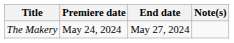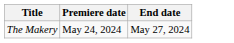- column: (210, 12)
